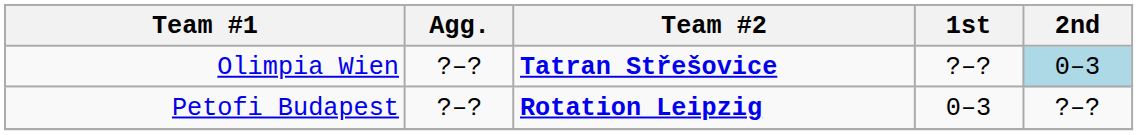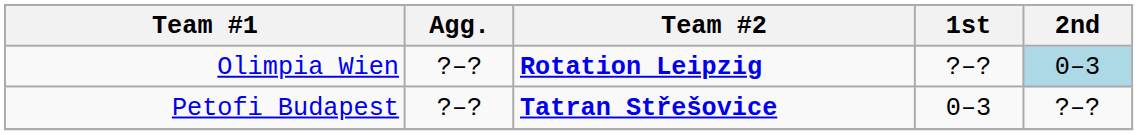(649, 67) Tatran Střešovice -> (641, 67) Rotation Leipzig
(641, 108) Rotation Leipzig -> (649, 108) Tatran Střešovice
